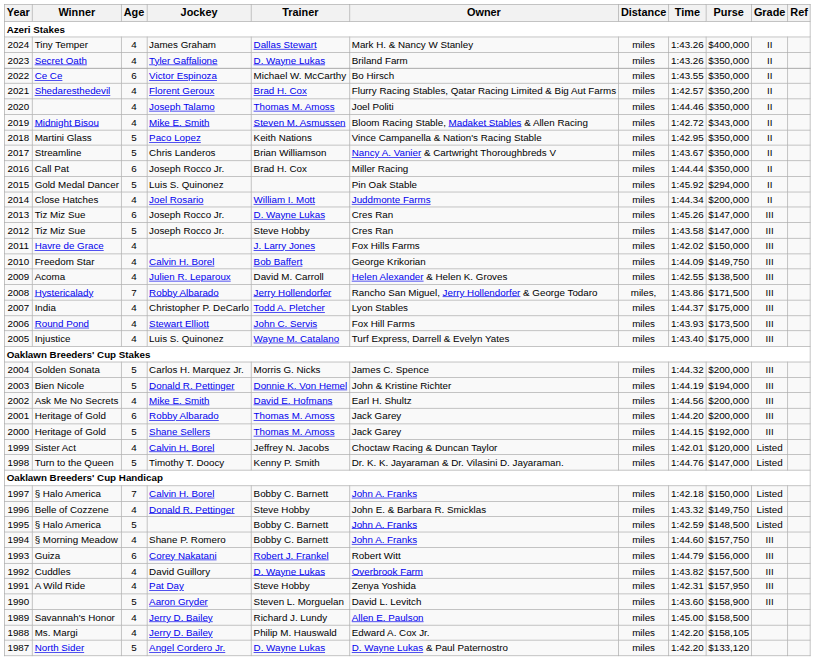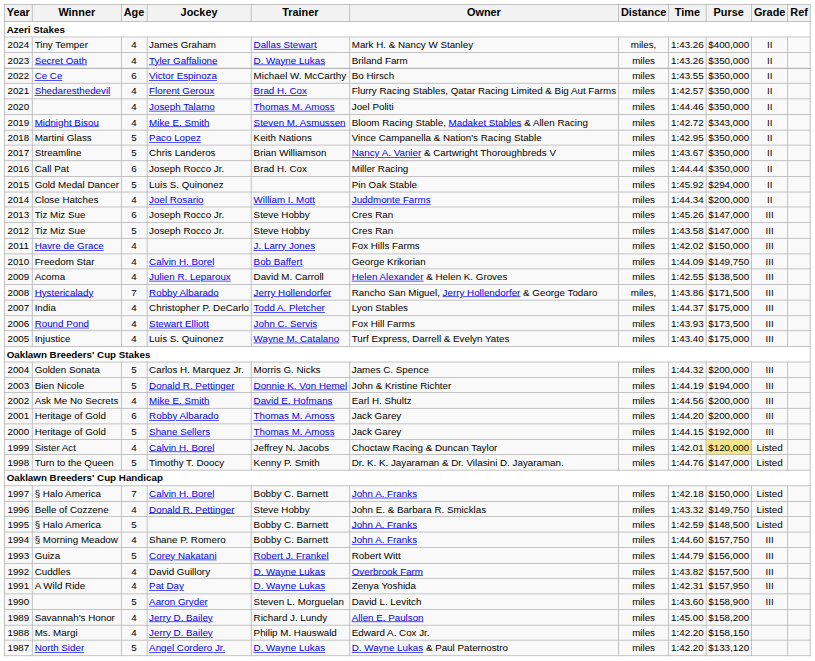(644, 45) miles -> (644, 45) miles,
(729, 91) $350,200 -> (729, 91) $350,000
(289, 215) D. Wayne Lukas -> (282, 215) Steve Hobby
(729, 447) no background -> (729, 447) khaki background
(134, 555) 6 -> (134, 555) 5
(282, 586) Steve Hobby -> (289, 586) D. Wayne Lukas
(729, 617) $158,500 -> (729, 617) $158,200
(729, 633) $158,105 -> (729, 633) $158,150
